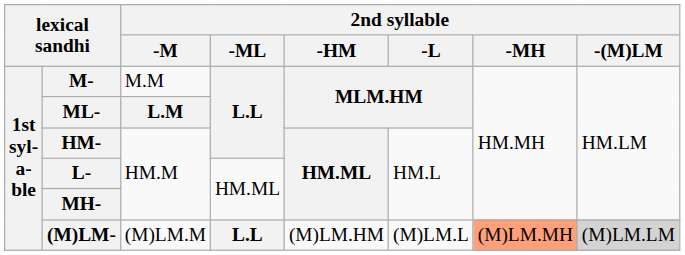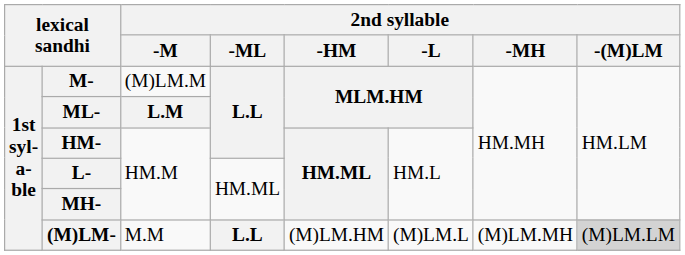(144, 81) M.M -> (165, 81) (M)LM.M
(165, 234) (M)LM.M -> (144, 234) M.M
(525, 234) lightsalmon background -> (525, 234) no background
